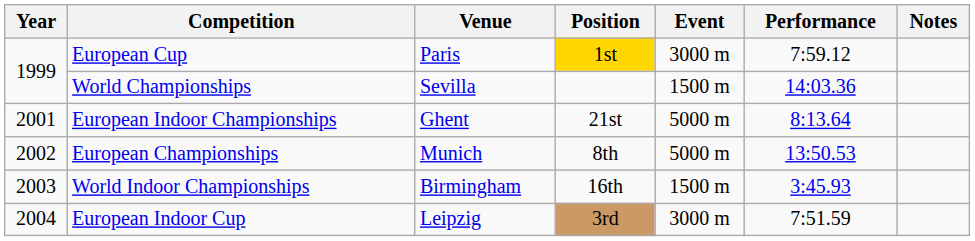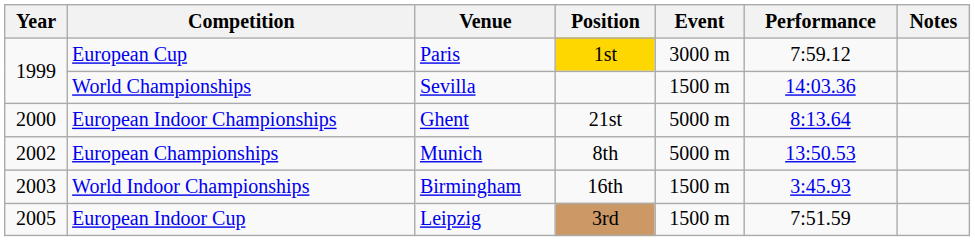(36, 120) 2001 -> (36, 120) 2000
(36, 219) 2004 -> (36, 219) 2005
(700, 219) 3000 m -> (700, 219) 1500 m
